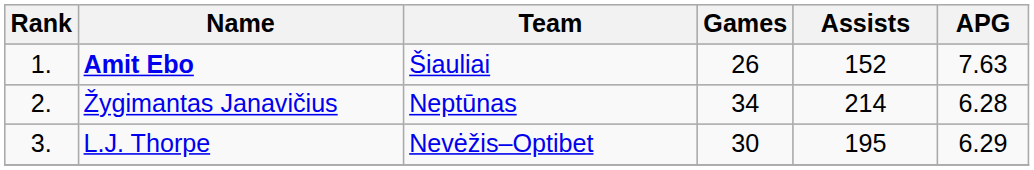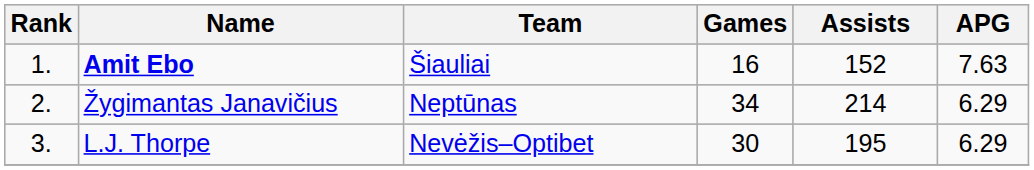(745, 64) 26 -> (745, 64) 16
(983, 104) 6.28 -> (983, 104) 6.29
